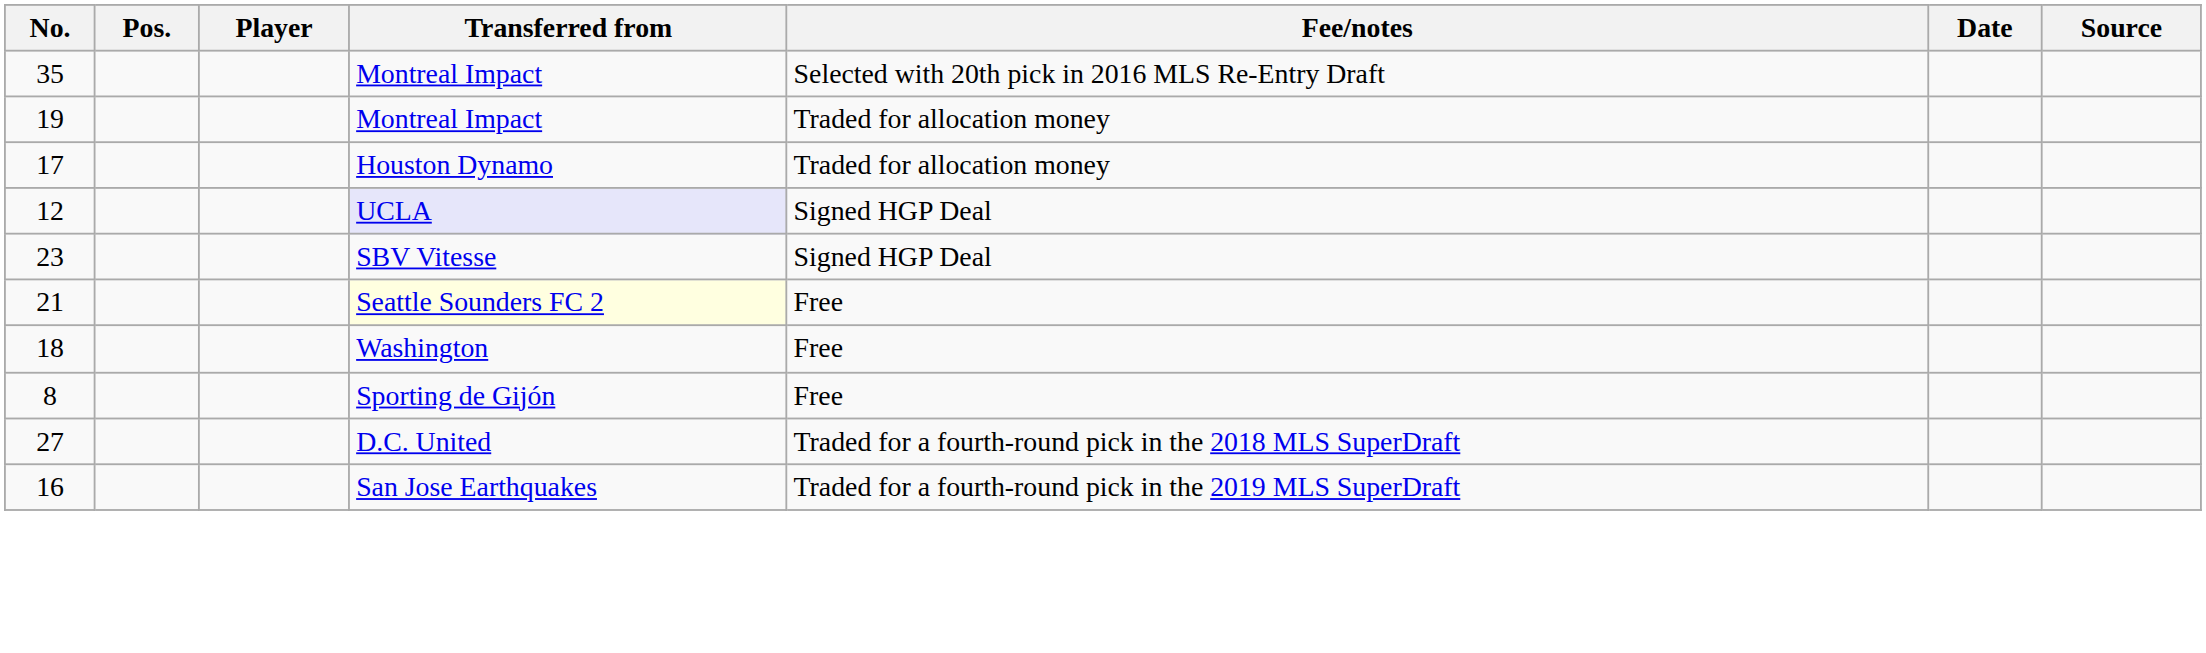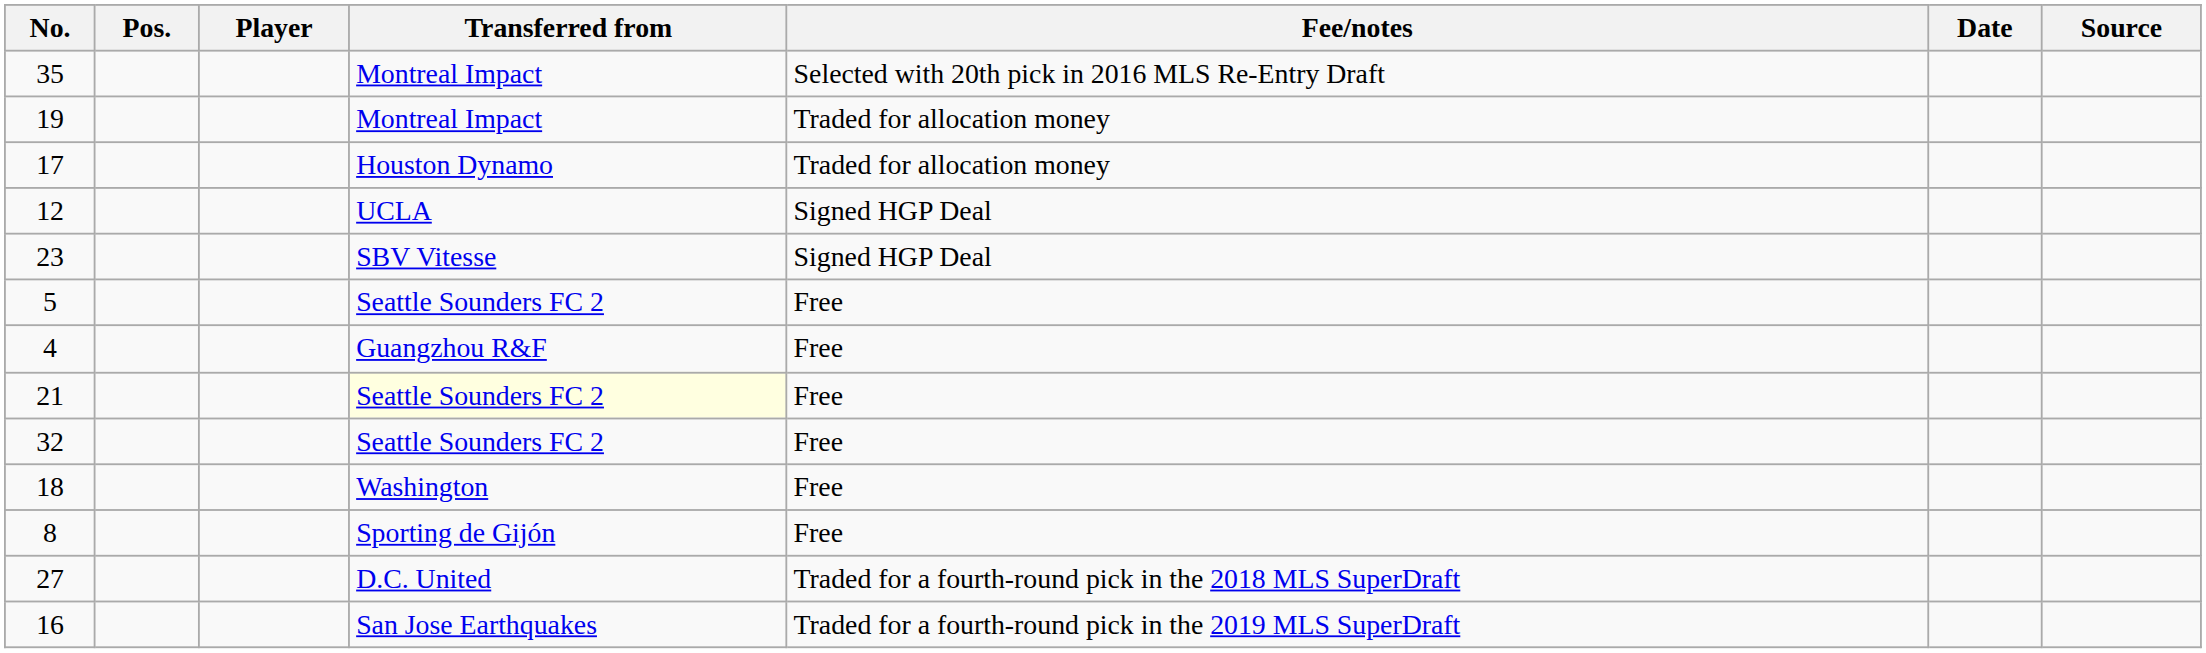(394, 211) lavender background -> (394, 211) no background
+ row: (50, 302)
+ row: (50, 348)
+ row: (50, 440)
